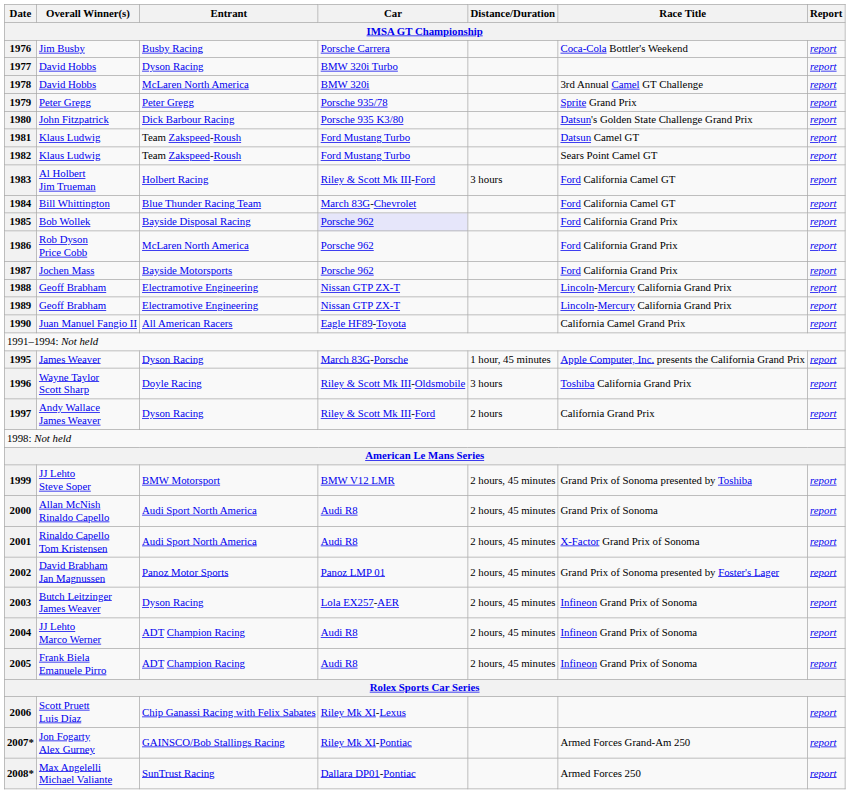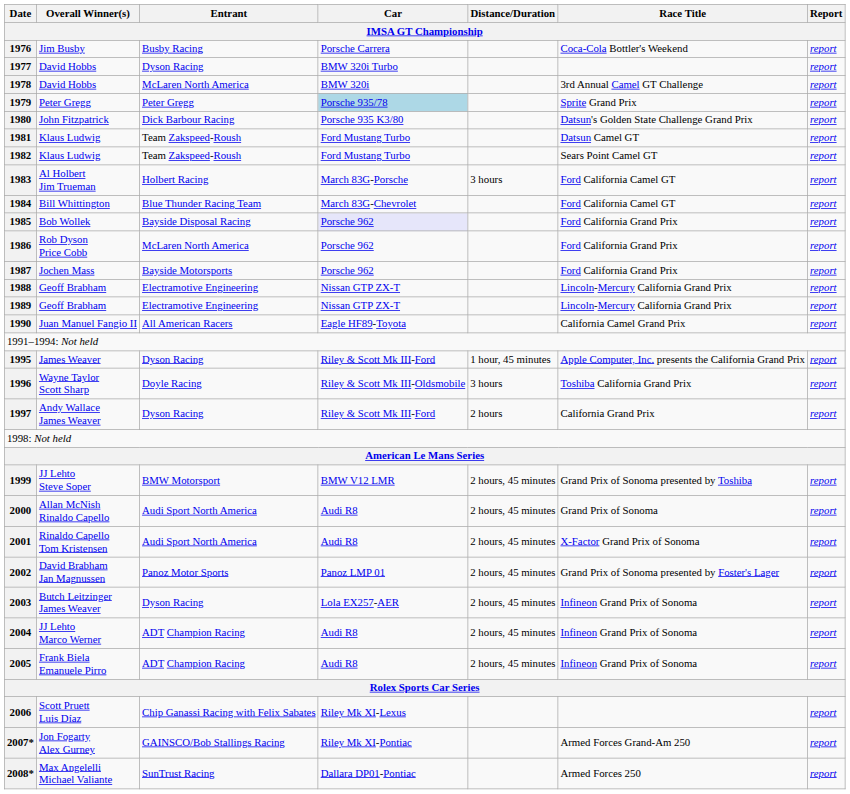(354, 102) no background -> (354, 102) lightblue background
(378, 180) Riley & Scott Mk III-Ford -> (364, 180) March 83G-Porsche
(364, 359) March 83G-Porsche -> (378, 359) Riley & Scott Mk III-Ford
